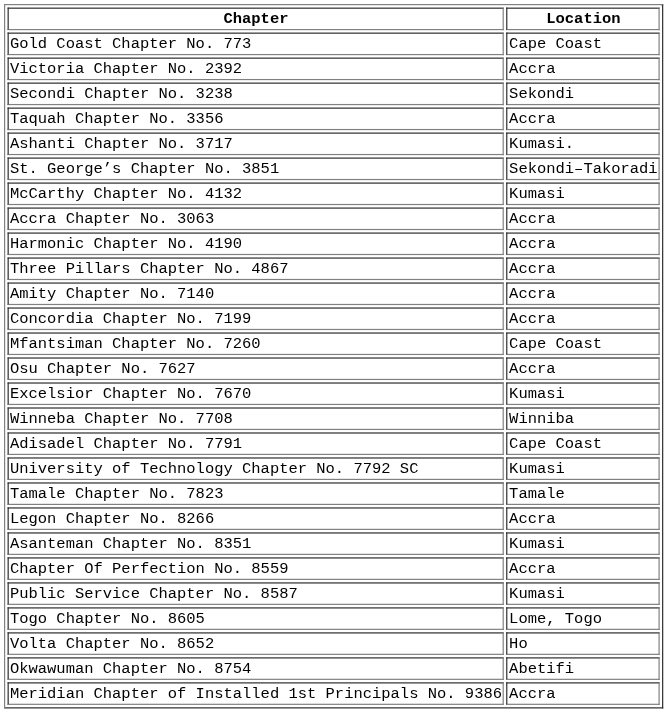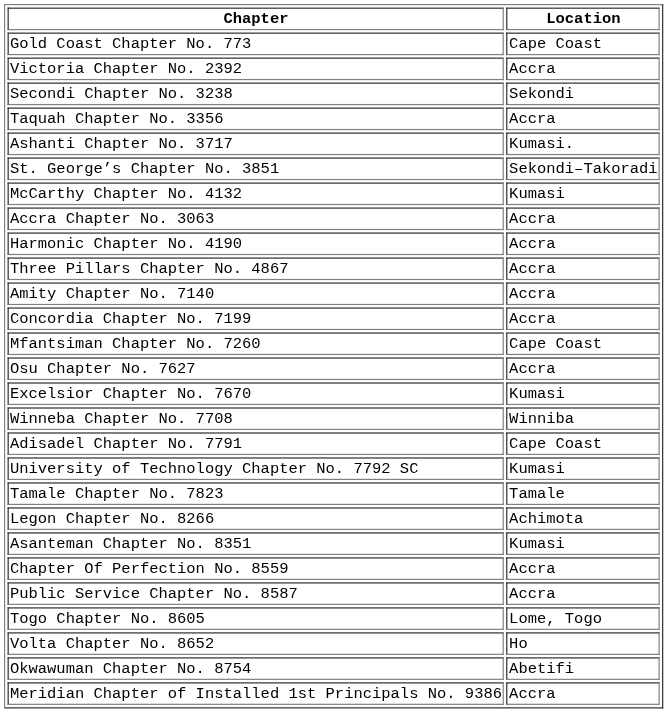(532, 519) Accra -> (546, 519) Achimota
(537, 594) Kumasi -> (532, 594) Accra
